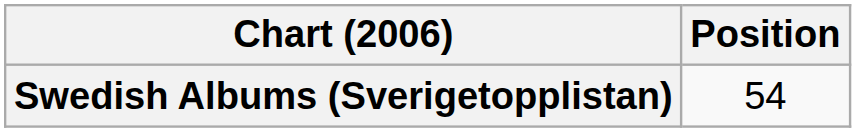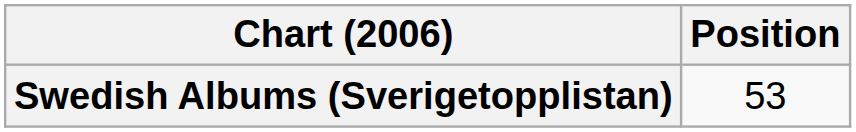(765, 95) 54 -> (765, 95) 53
